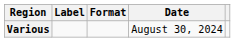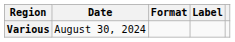columns swapped: (177, 13) <-> (70, 13)
